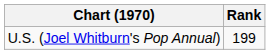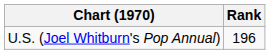(244, 37) 199 -> (244, 37) 196
